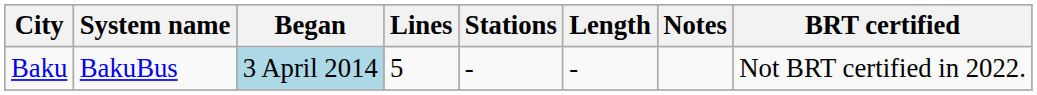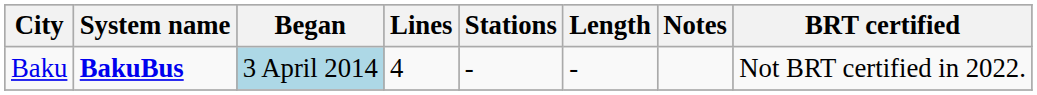(129, 68) normal -> (132, 68) bold
(397, 68) 5 -> (397, 68) 4
